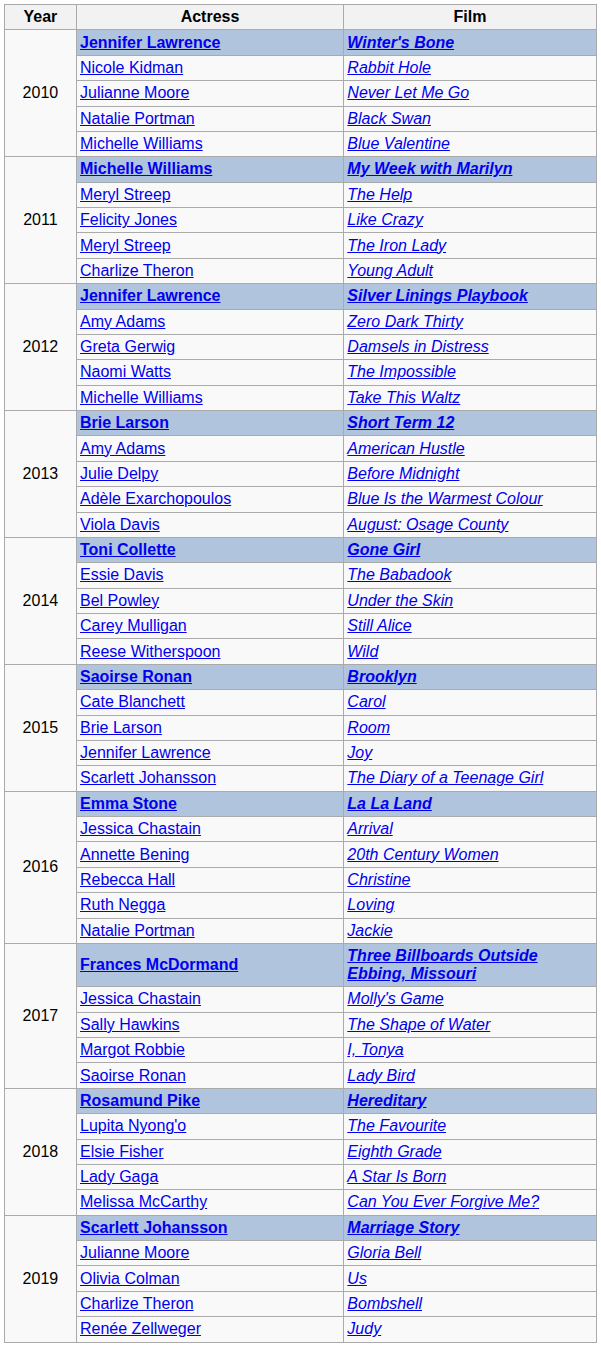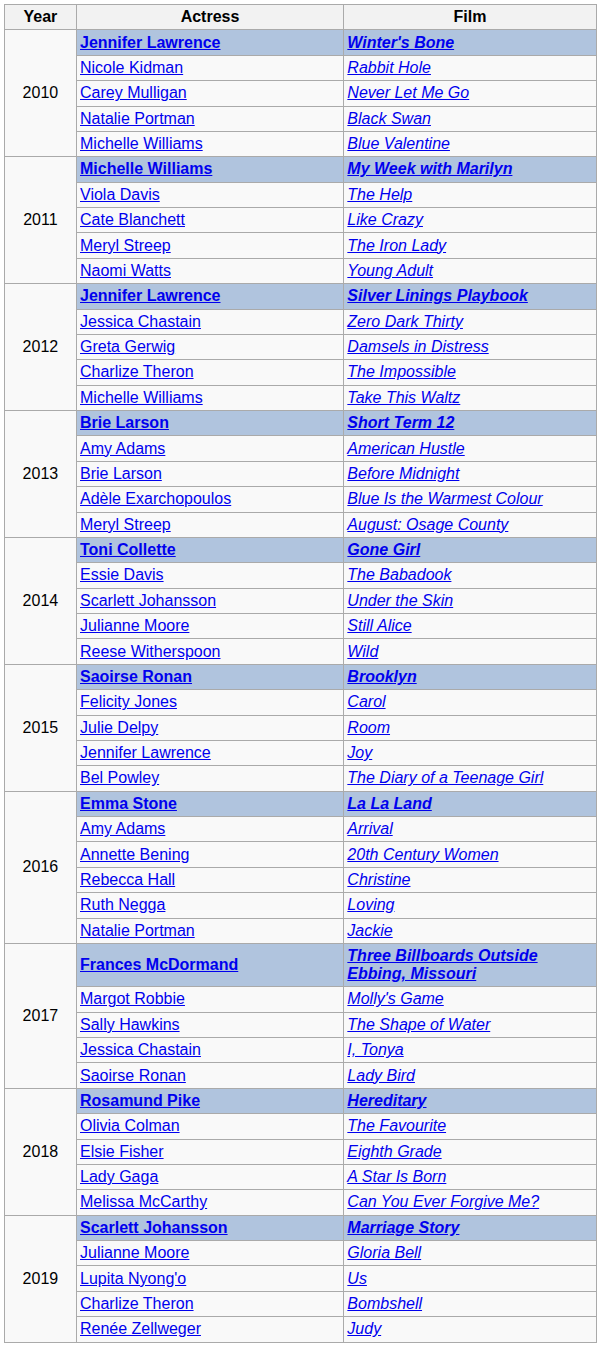(135, 93) Julianne Moore -> (133, 93) Carey Mulligan
(125, 194) Meryl Streep -> (120, 194) Viola Davis
(128, 220) Felicity Jones -> (132, 220) Cate Blanchett
(137, 270) Charlize Theron -> (125, 270) Naomi Watts
(123, 321) Amy Adams -> (140, 321) Jessica Chastain
(125, 372) Naomi Watts -> (137, 372) Charlize Theron
(119, 473) Julie Delpy -> (121, 473) Brie Larson
(120, 524) Viola Davis -> (125, 524) Meryl Streep
(120, 600) Bel Powley -> (148, 600) Scarlett Johansson
(133, 626) Carey Mulligan -> (135, 626) Julianne Moore
(132, 702) Cate Blanchett -> (128, 702) Felicity Jones
(121, 727) Brie Larson -> (119, 727) Julie Delpy
(148, 778) Scarlett Johansson -> (120, 778) Bel Powley
(140, 829) Jessica Chastain -> (123, 829) Amy Adams
(140, 999) Jessica Chastain -> (132, 999) Margot Robbie
(132, 1050) Margot Robbie -> (140, 1050) Jessica Chastain
(133, 1126) Lupita Nyong'o -> (130, 1126) Olivia Colman
(130, 1278) Olivia Colman -> (133, 1278) Lupita Nyong'o
